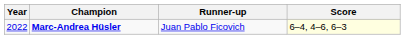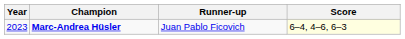(17, 27) 2022 -> (17, 27) 2023
